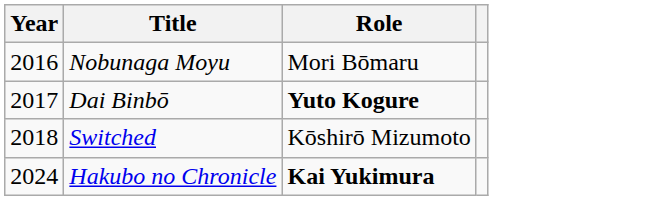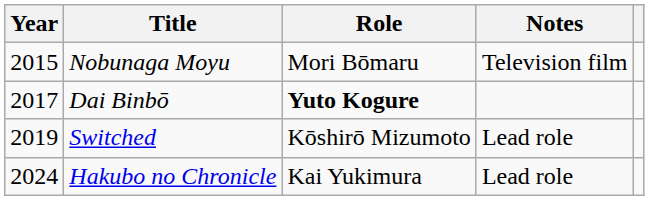+ column: (555, 23)
(34, 61) 2016 -> (34, 61) 2015
(34, 137) 2018 -> (34, 137) 2019
(361, 175) bold -> (355, 175) normal
